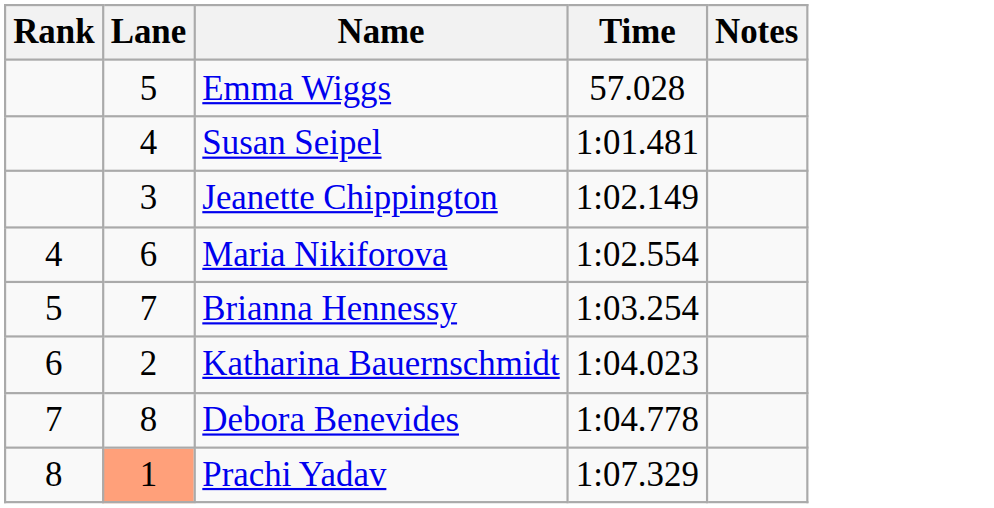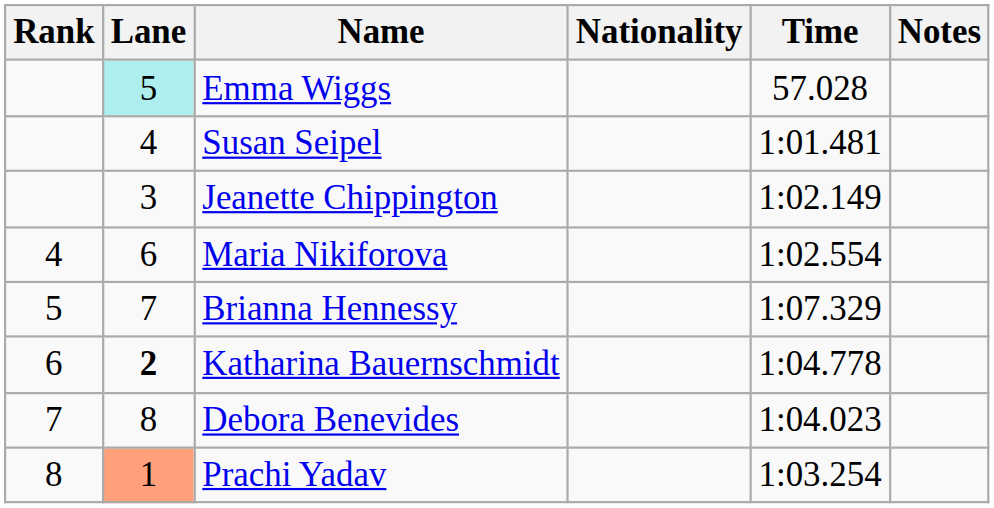+ column: (659, 32)
(148, 87) no background -> (148, 87) paleturquoise background
(637, 308) 1:03.254 -> (820, 308) 1:07.329
(148, 364) normal -> (148, 364) bold
(637, 364) 1:04.023 -> (820, 364) 1:04.778
(637, 419) 1:04.778 -> (820, 419) 1:04.023
(637, 474) 1:07.329 -> (820, 474) 1:03.254
